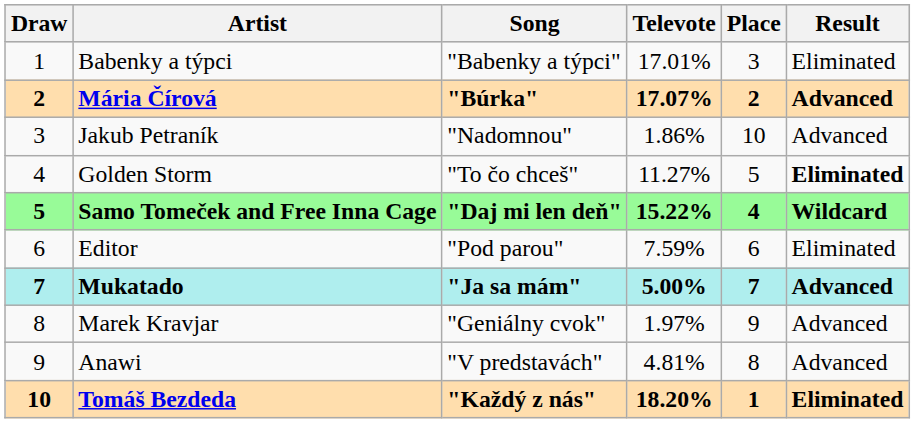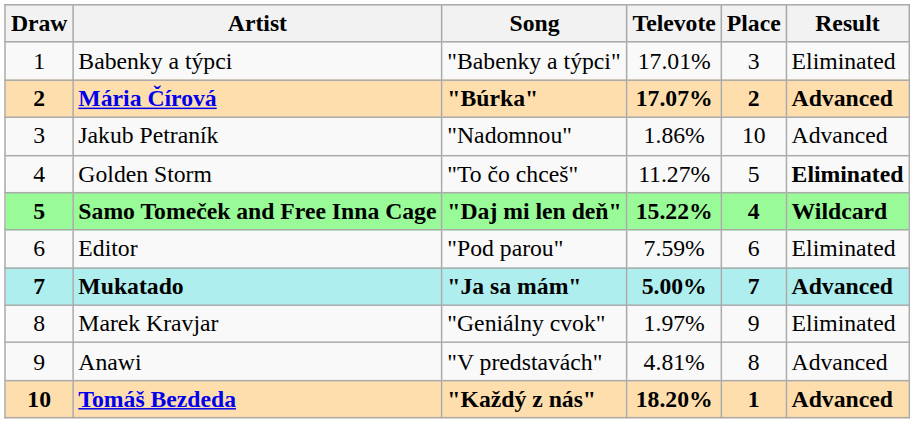(840, 323) Advanced -> (844, 323) Eliminated
(848, 398) Eliminated -> (842, 398) Advanced
